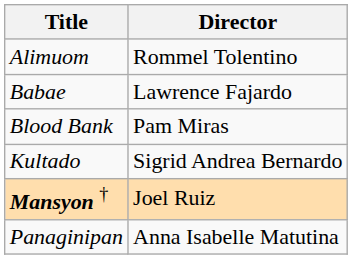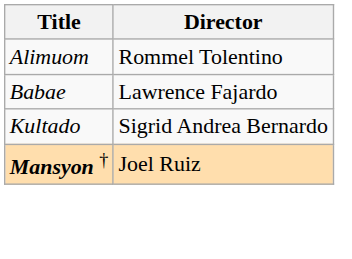- row: (61, 126)
- row: (66, 236)
